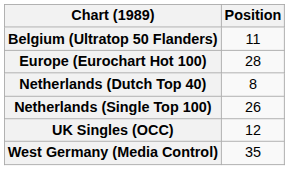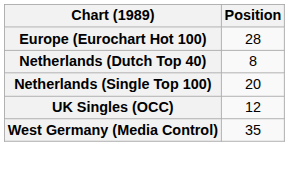- row: (113, 38)
(253, 107) 26 -> (253, 84) 20
